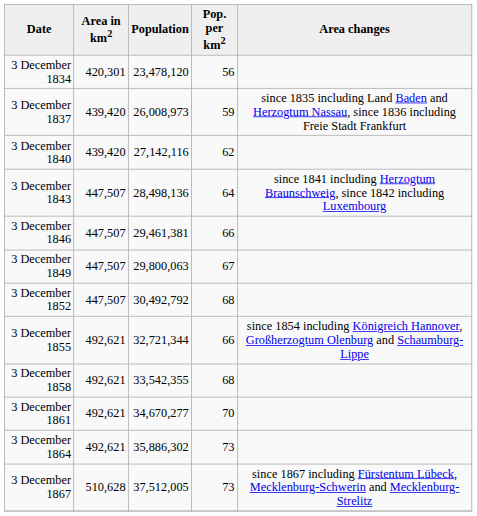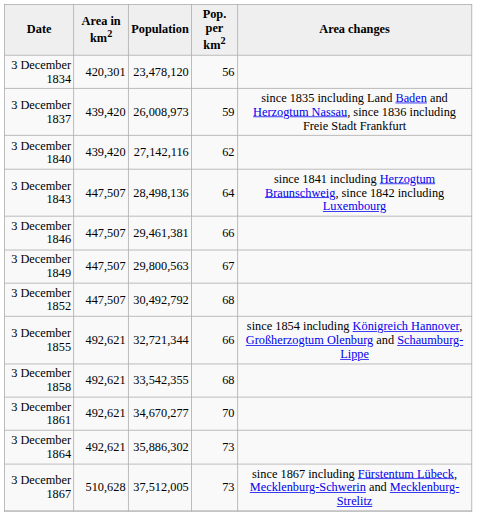(161, 266) 29,800,063 -> (161, 266) 29,800,563
